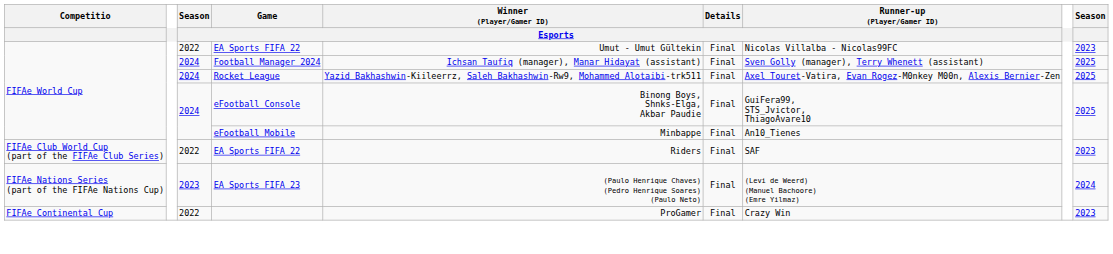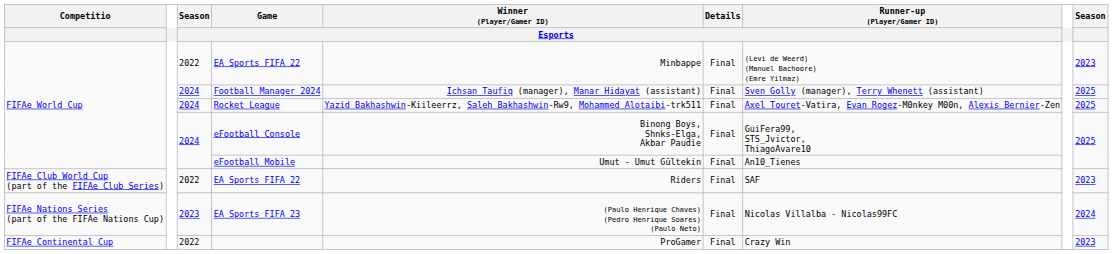(650, 49) Umut - Umut Gültekin -> (681, 63) Minbappe
(821, 49) Nicolas Villalba - Nicolas99FC -> (781, 69) (Levi de Weerd) (Manuel Bachoore) (Emre Yilmaz)
(681, 133) Minbappe -> (650, 162) Umut - Umut Gültekin
(781, 190) (Levi de Weerd) (Manuel Bachoore) (Emre Yilmaz) -> (821, 214) Nicolas Villalba - Nicolas99FC
